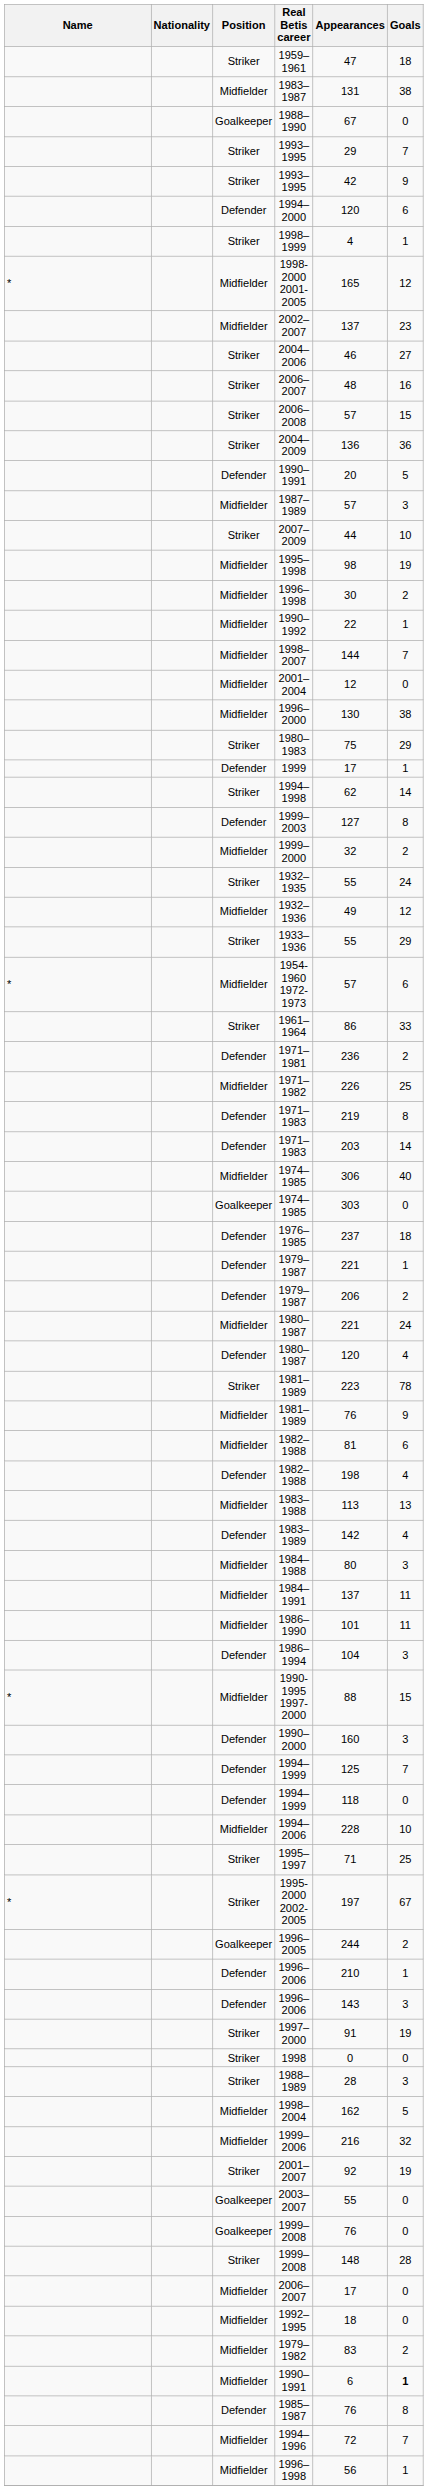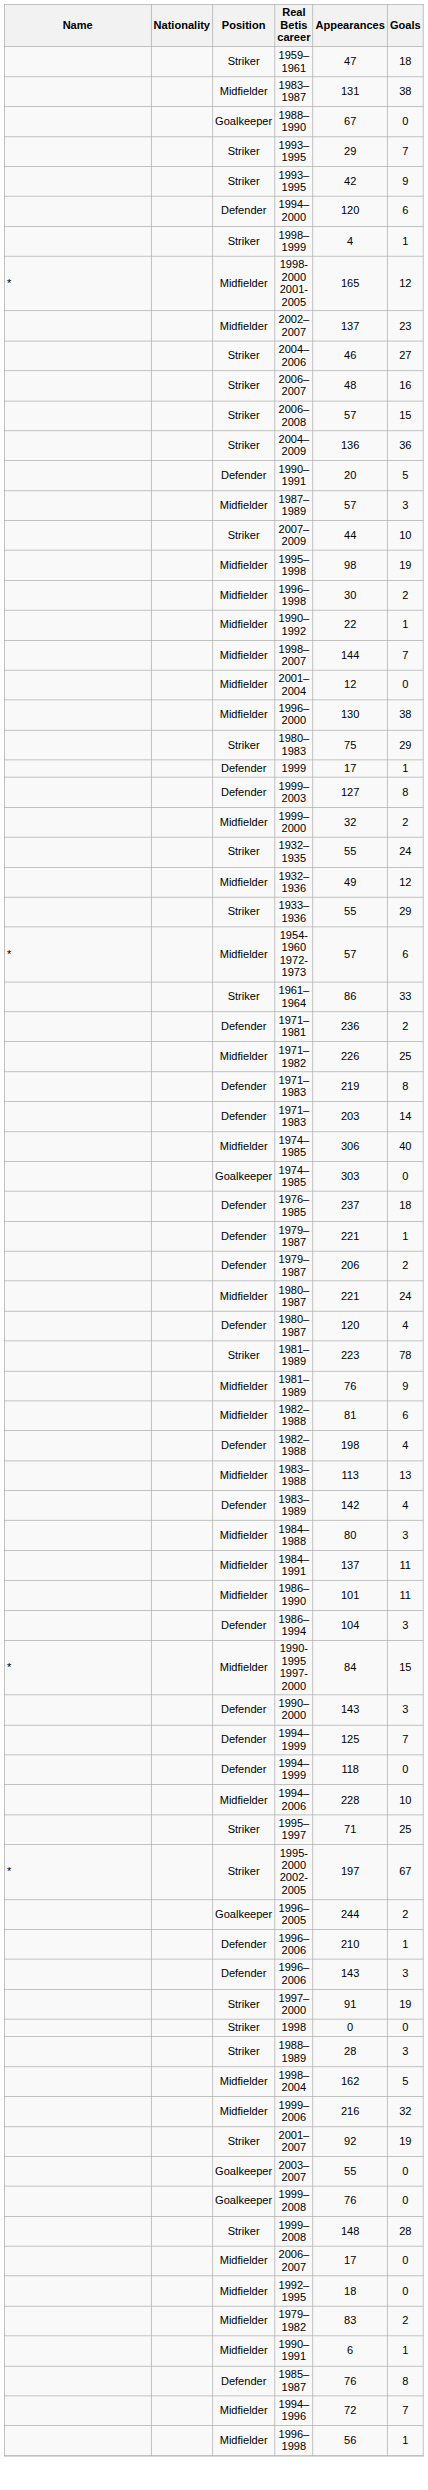- row: (244, 792)
(350, 1697) 88 -> (350, 1667) 84
(350, 1740) 160 -> (350, 1710) 143
(405, 2380) bold -> (405, 2351) normal
